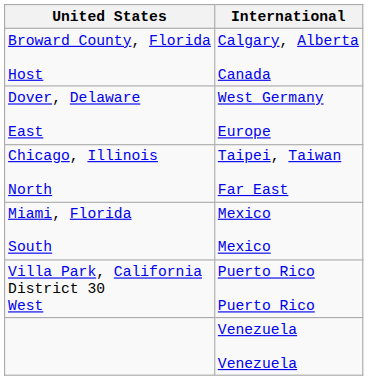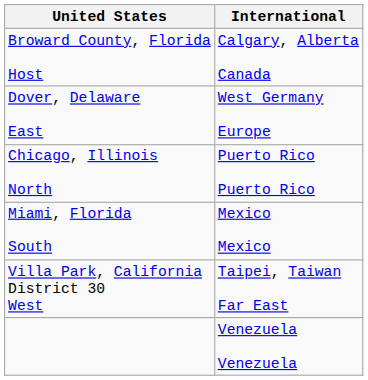(280, 173) Taipei, Taiwan Far East -> (266, 173) Puerto Rico Puerto Rico
(266, 289) Puerto Rico Puerto Rico -> (280, 289) Taipei, Taiwan Far East
